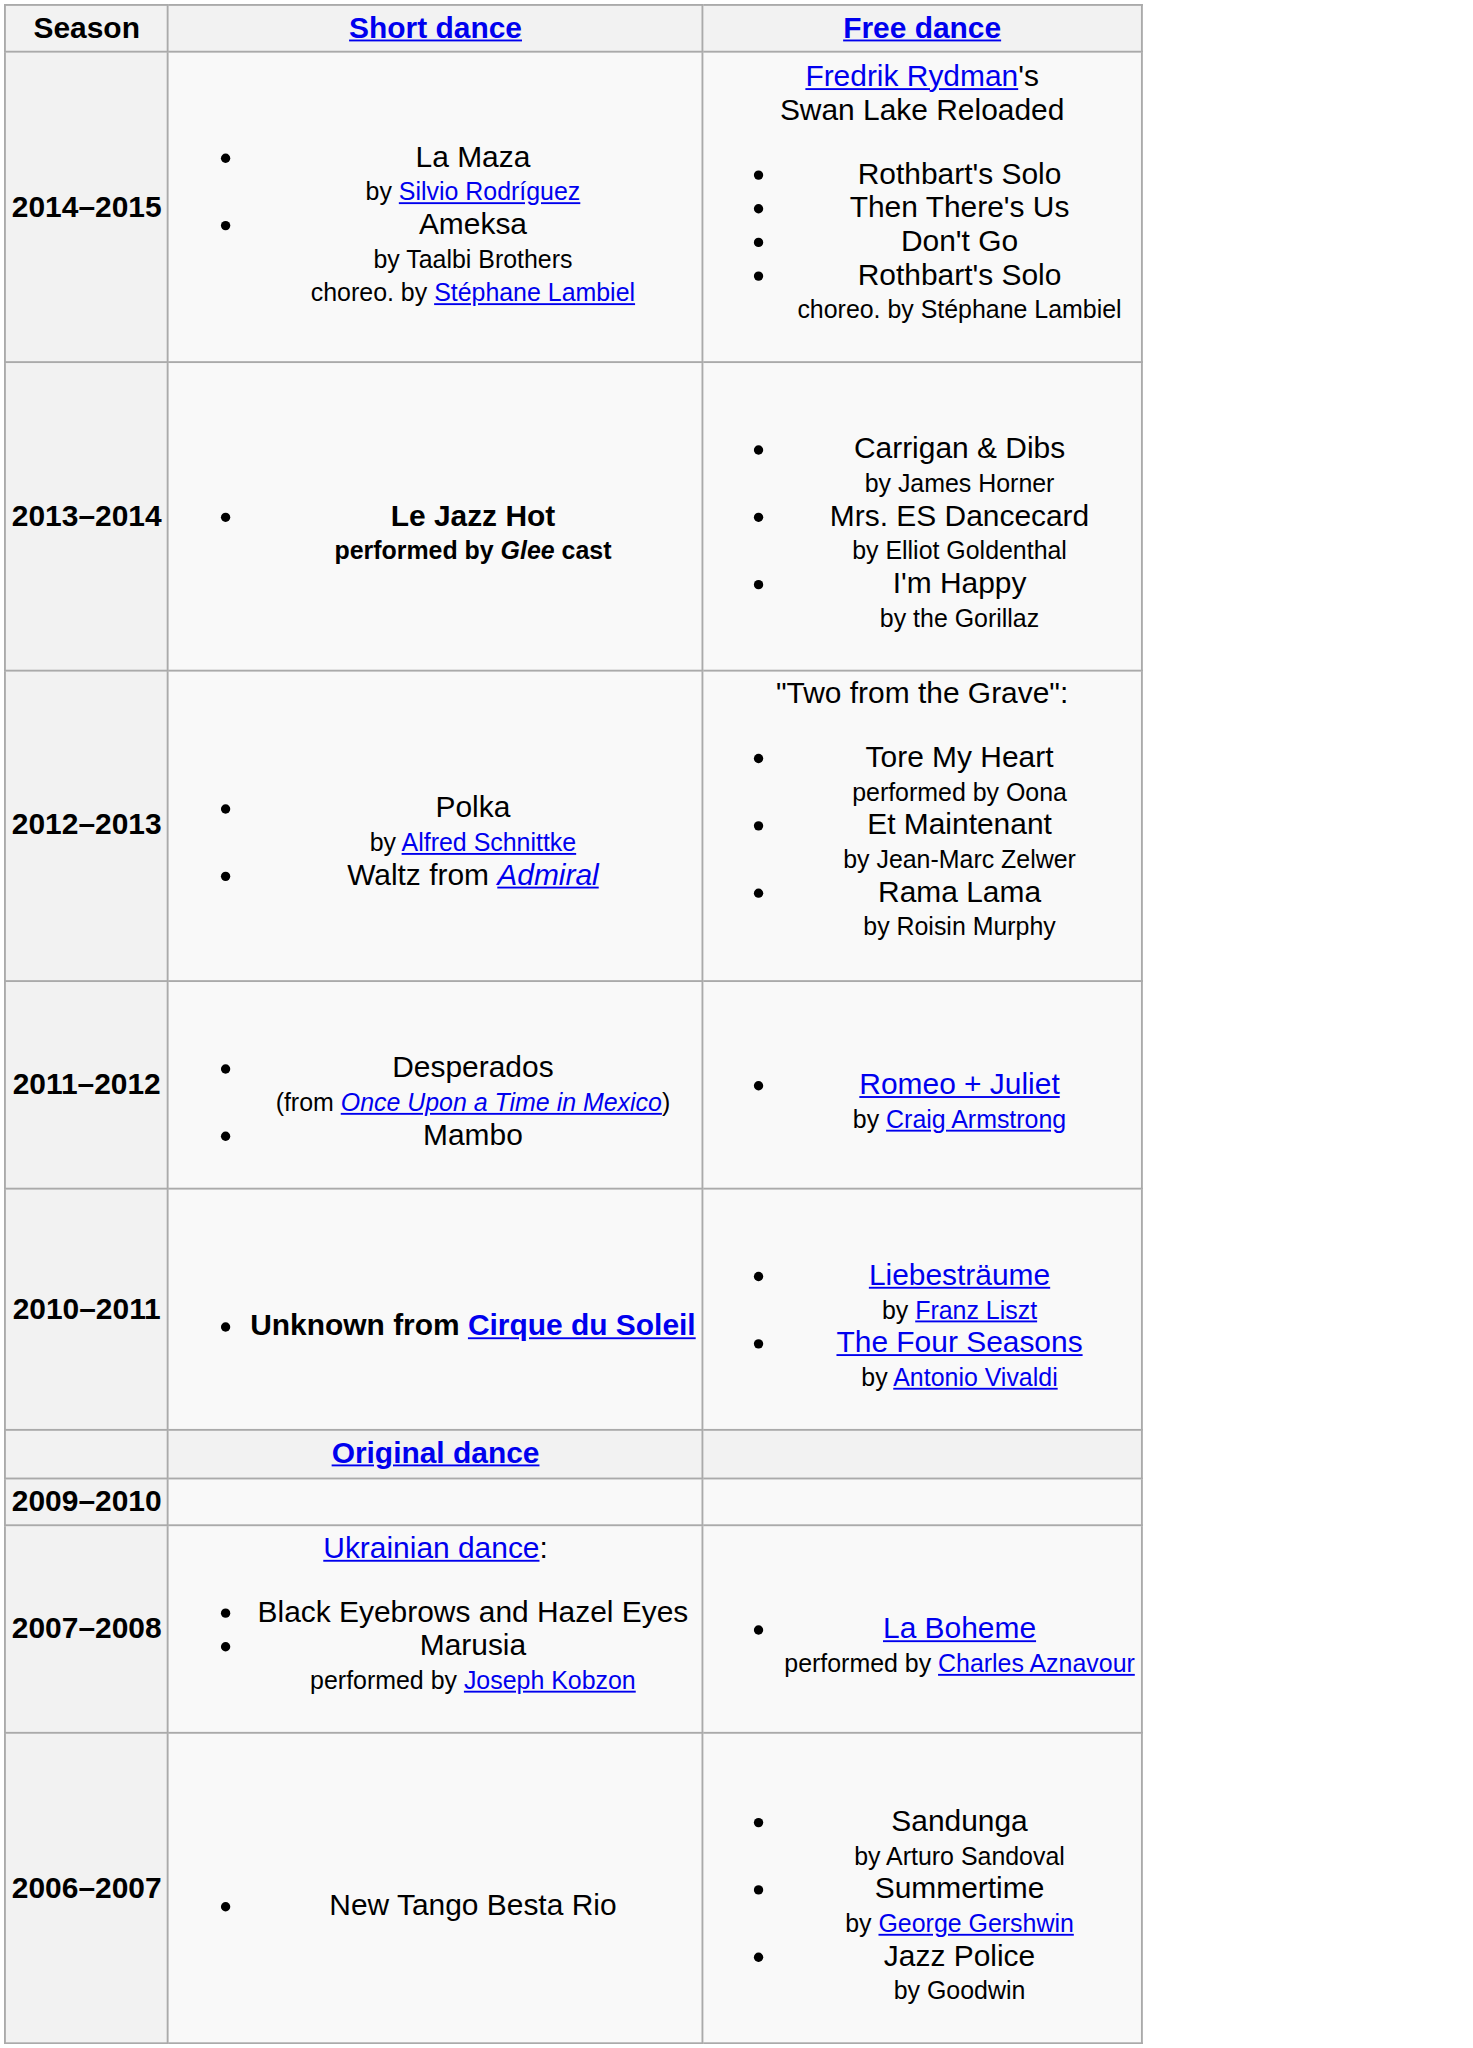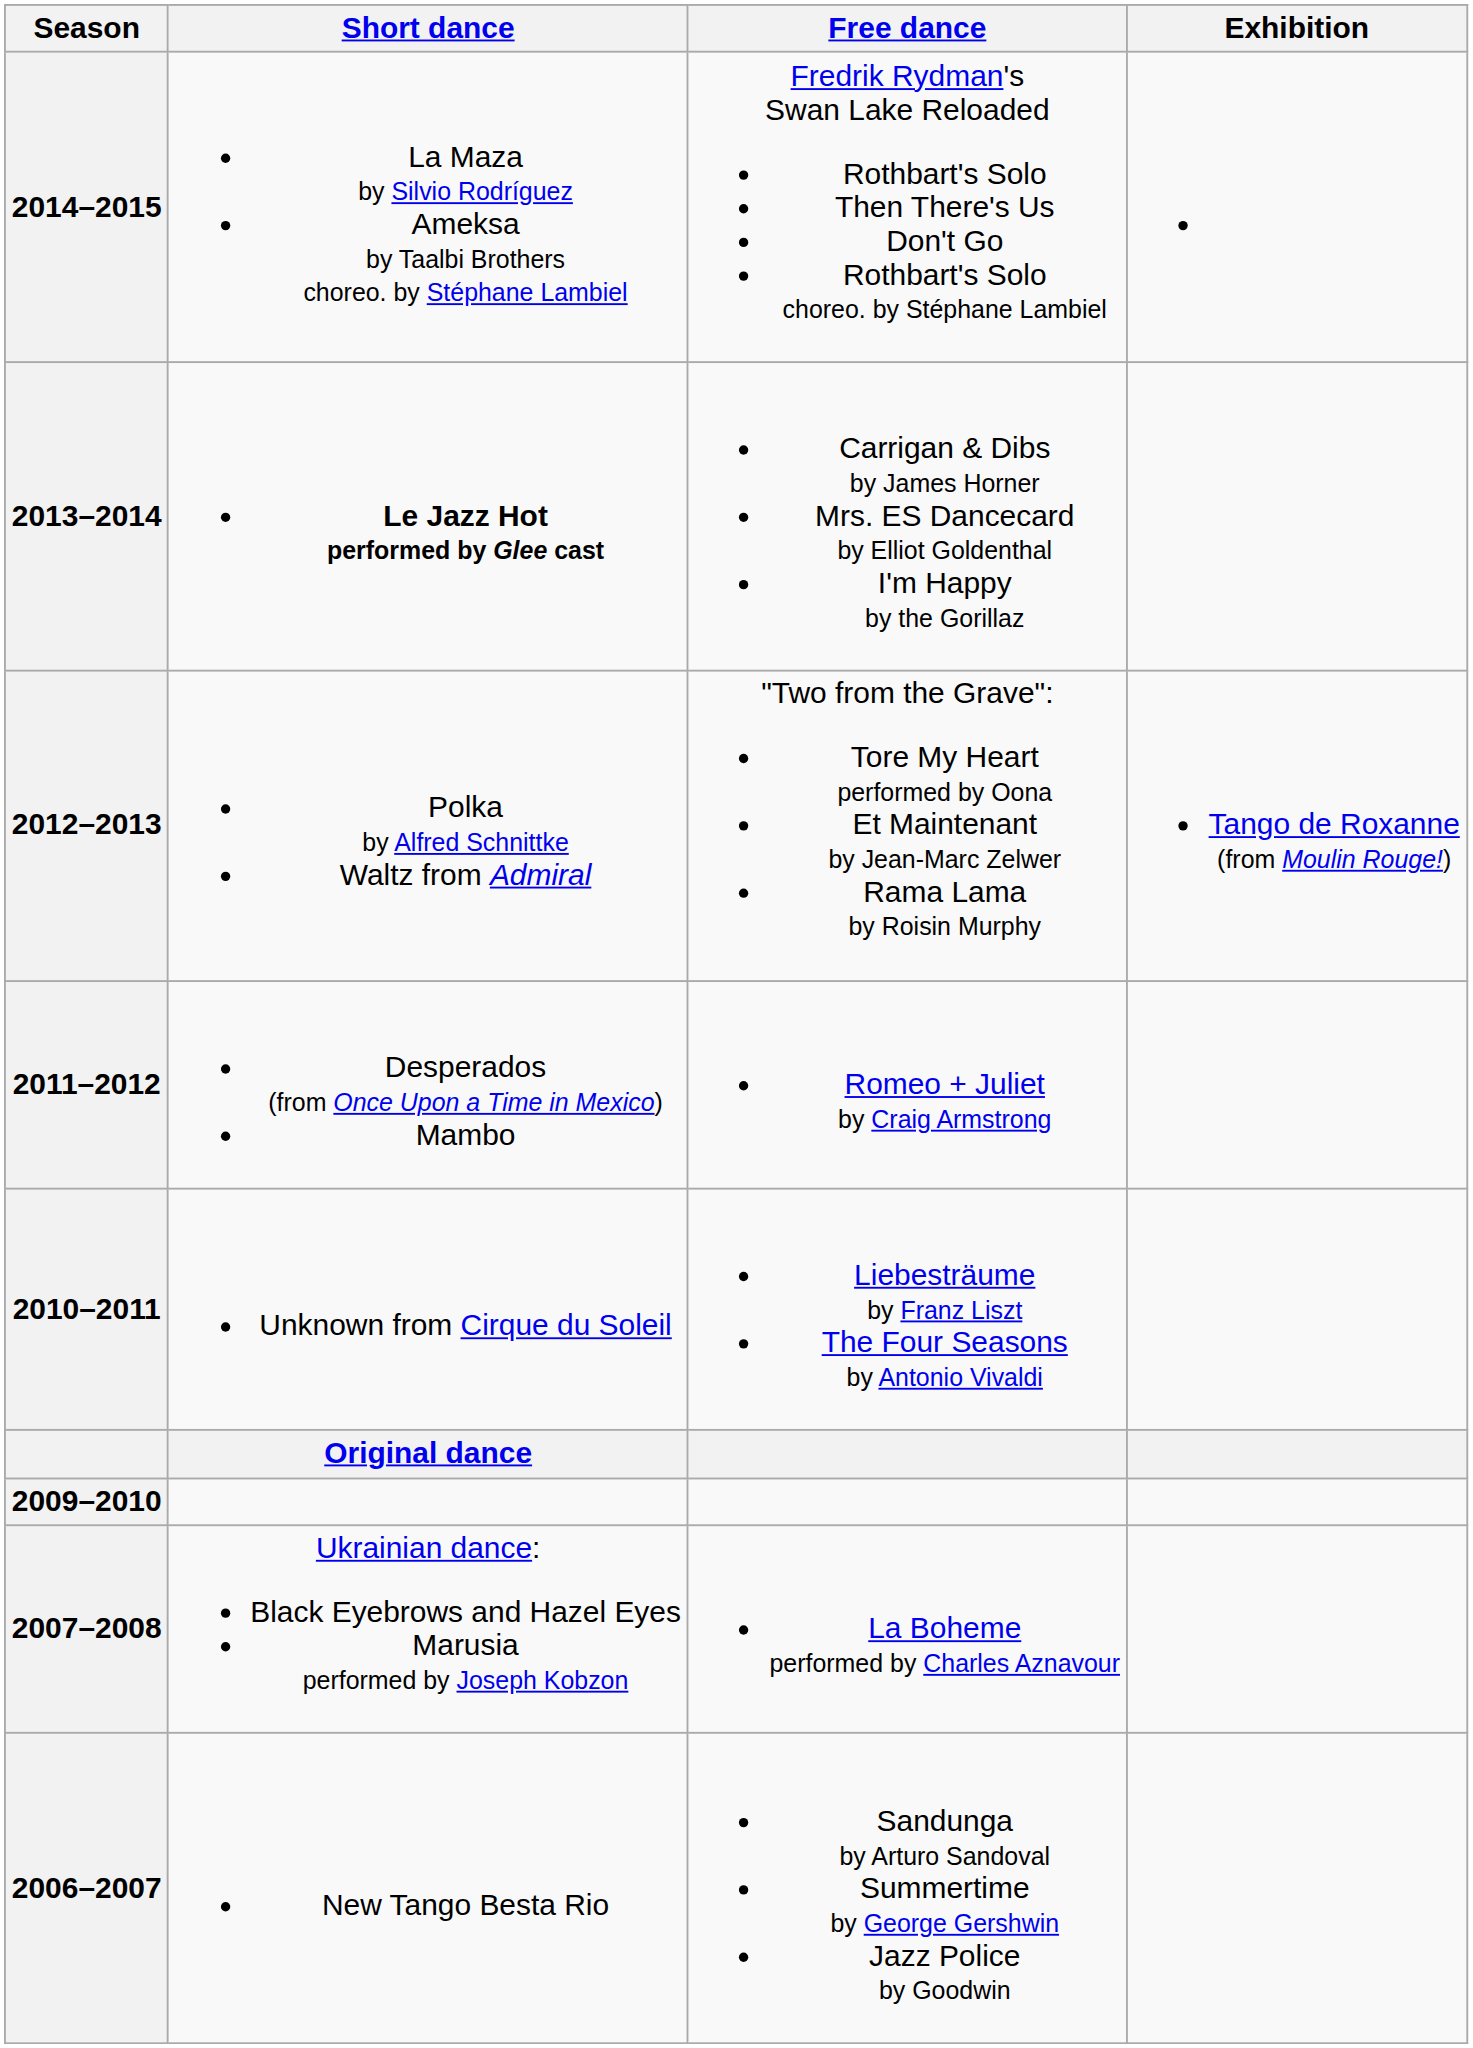+ column: (1297, 28)
(436, 1326) bold -> (428, 1326) normal
